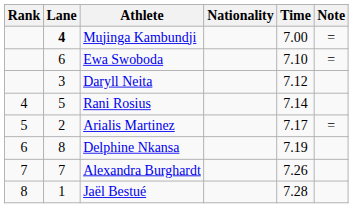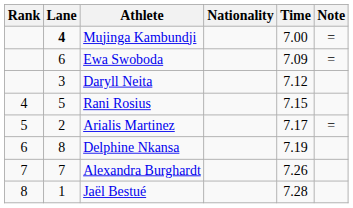(295, 59) 7.10 -> (295, 59) 7.09
(295, 103) 7.14 -> (295, 103) 7.15
